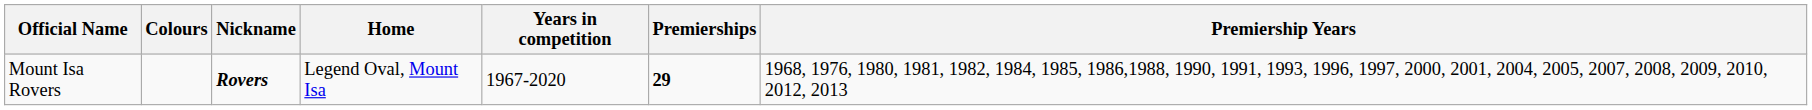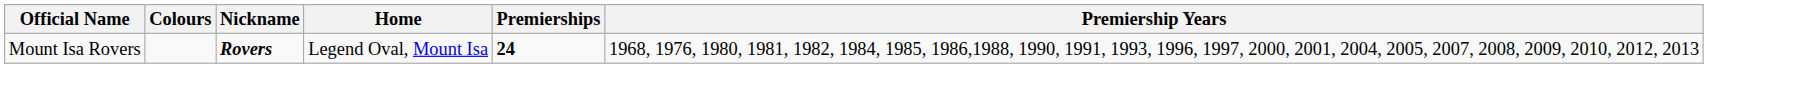- column: (565, 29)
(662, 79) 29 -> (506, 48) 24
